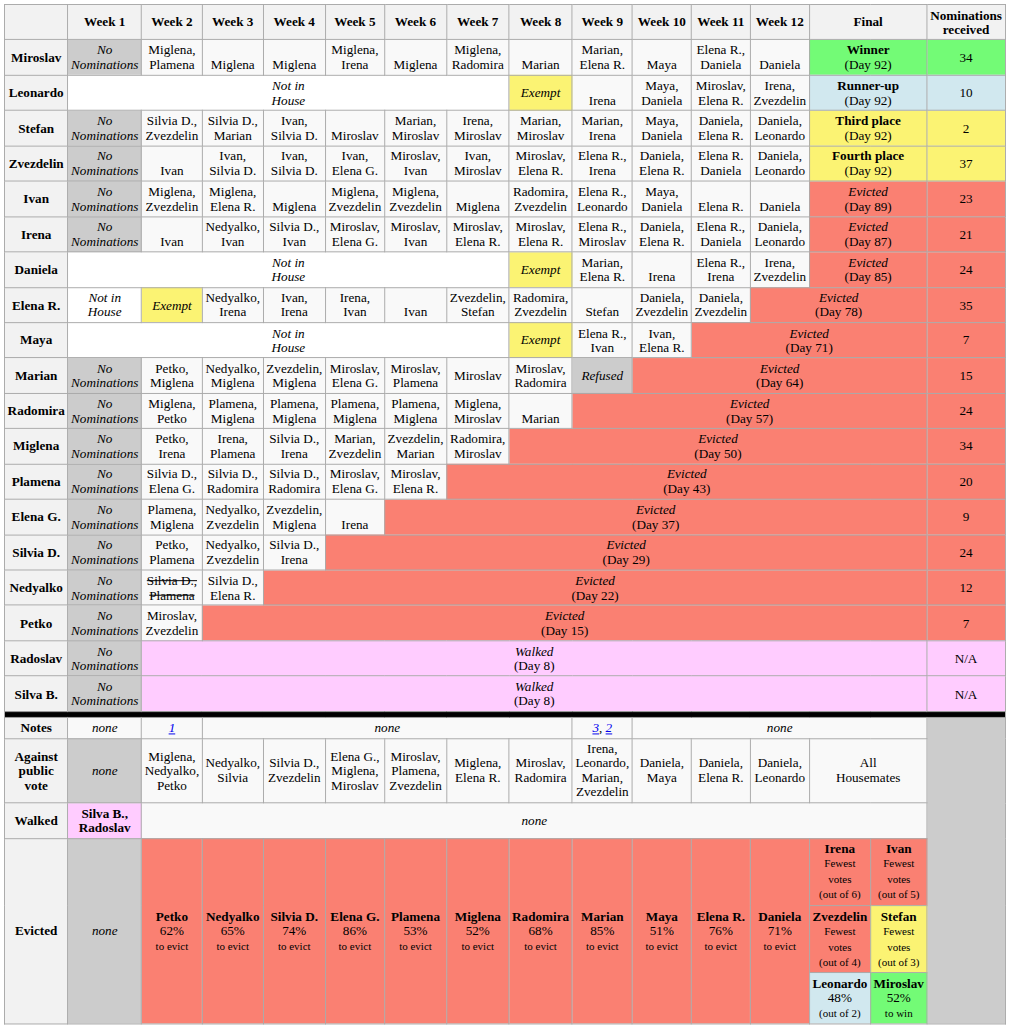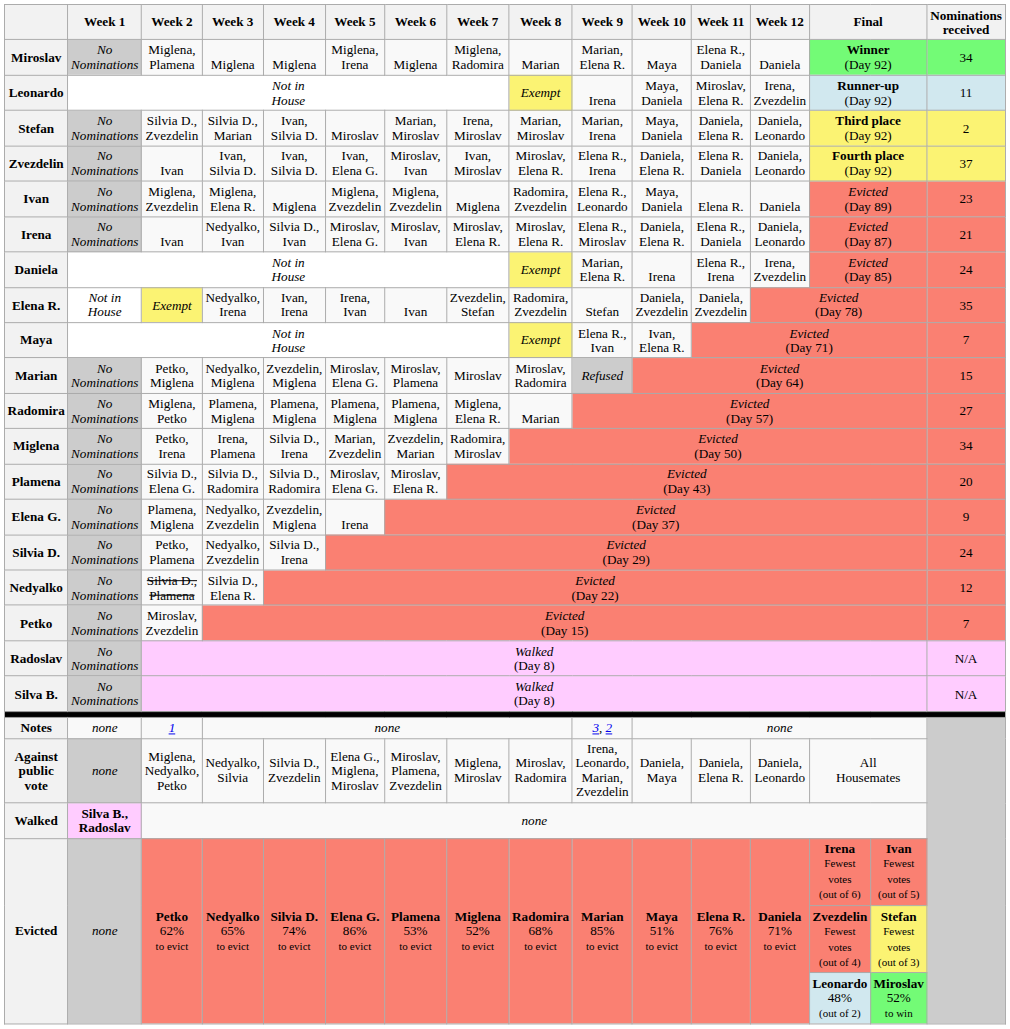(966, 92) 10 -> (966, 92) 11
(478, 411) Miglena, Miroslav -> (478, 411) Miglena, Elena R.
(966, 411) 24 -> (966, 411) 27
(478, 770) Miglena, Elena R. -> (478, 770) Miglena, Miroslav
